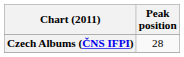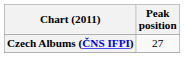(158, 43) 28 -> (158, 43) 27
